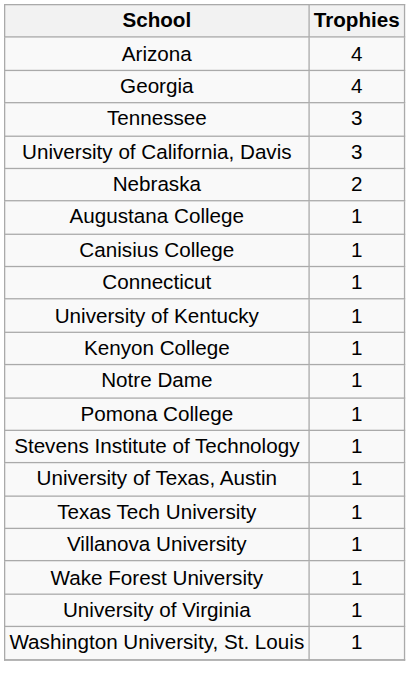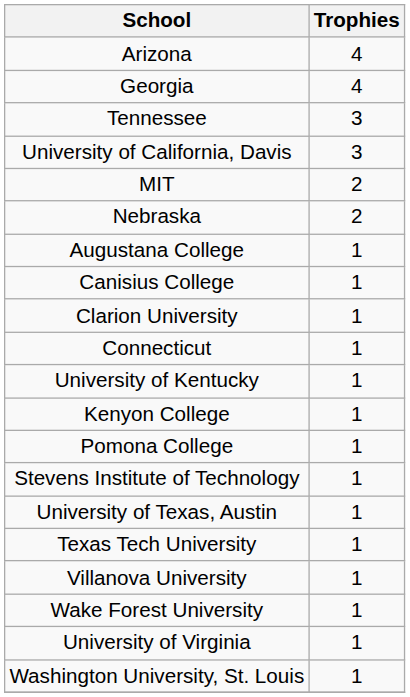+ row: (157, 184)
+ row: (157, 315)
- row: (157, 380)
